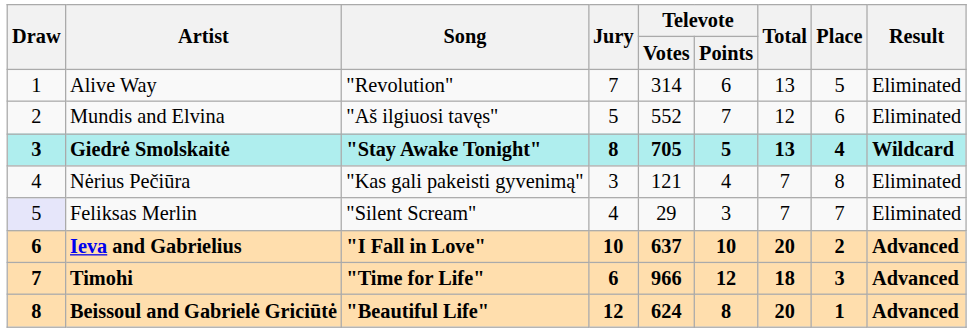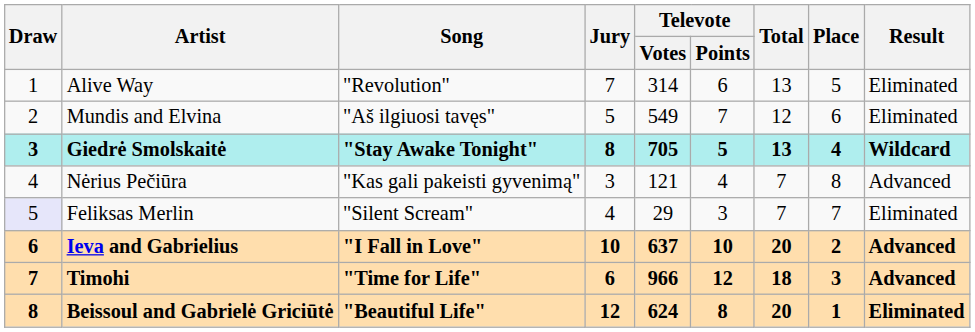(666, 117) 552 -> (663, 117) 549
(917, 181) Eliminated -> (910, 181) Advanced
(915, 310) Advanced -> (917, 310) Eliminated
